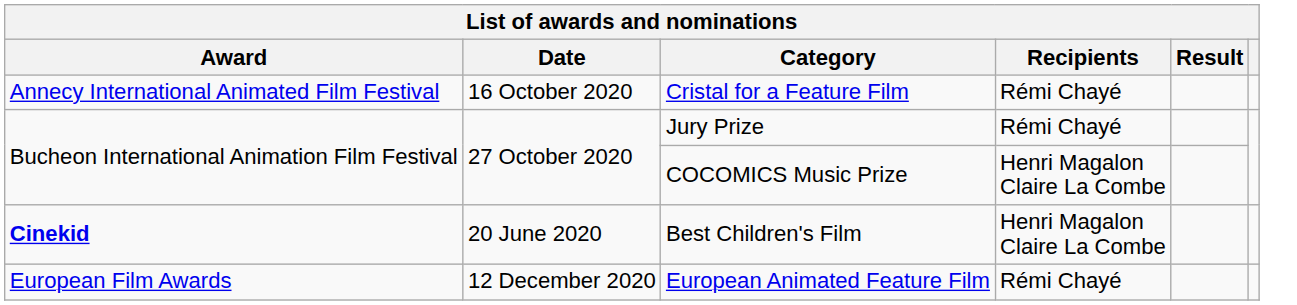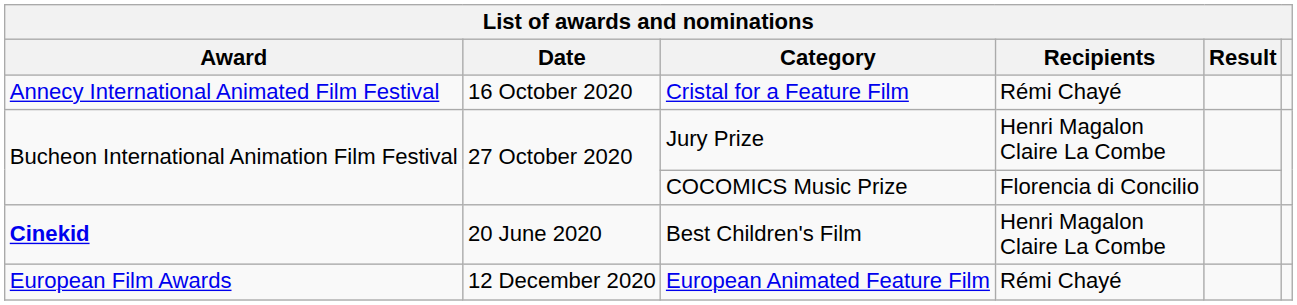(1061, 127) Rémi Chayé -> (1083, 139) Henri Magalon Claire La Combe
(1083, 174) Henri Magalon Claire La Combe -> (1100, 186) Florencia di Concilio
